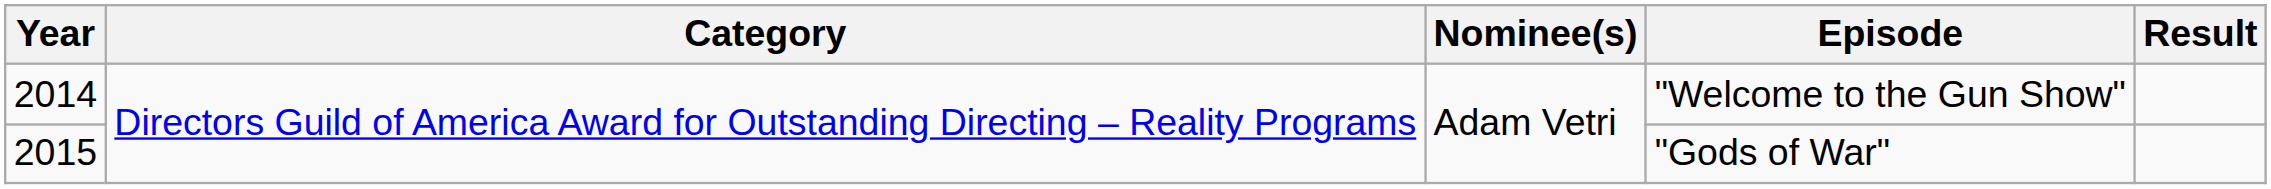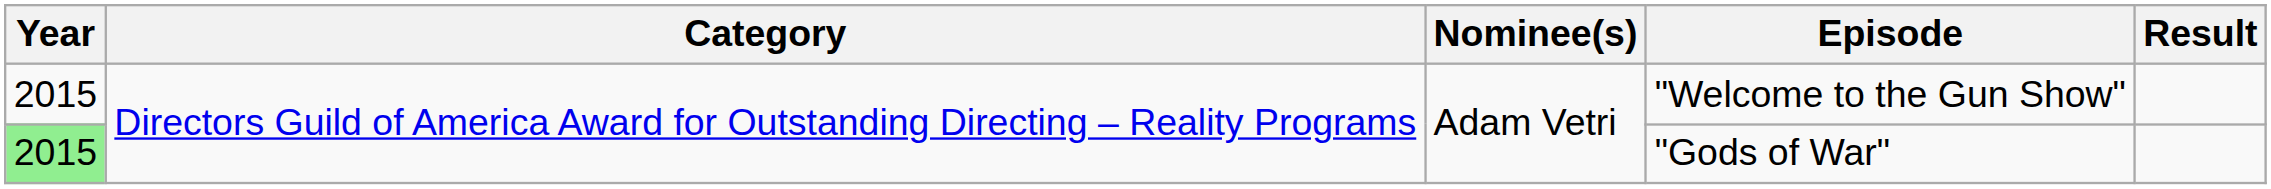(55, 93) 2014 -> (55, 93) 2015
(55, 152) no background -> (55, 152) lightgreen background
